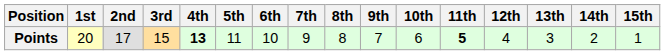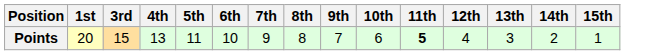- column: (123, 15)
(198, 38) bold -> (158, 38) normal
